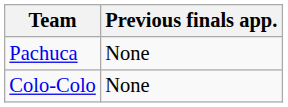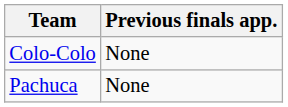rows swapped: (53, 85) <-> (43, 53)
